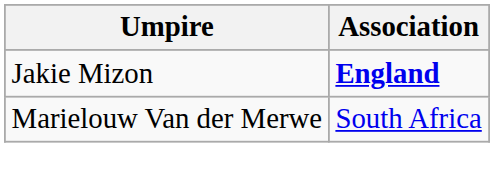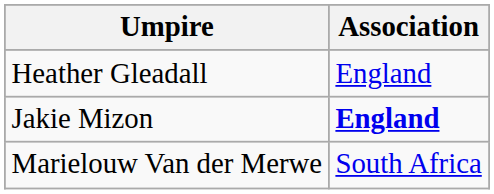+ row: (109, 73)
